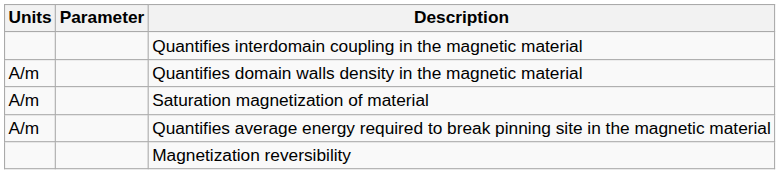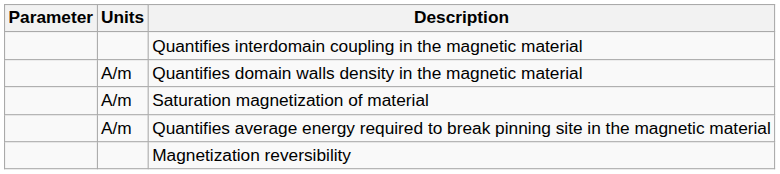columns swapped: (102, 18) <-> (30, 18)
